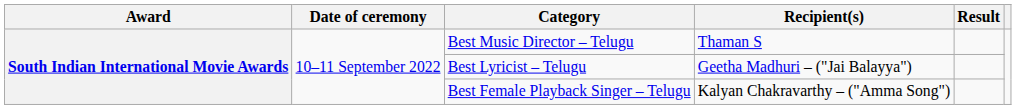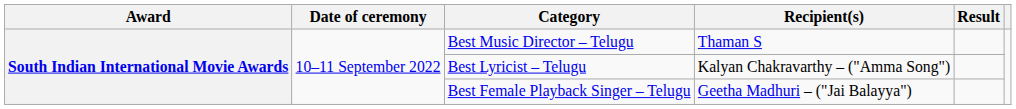(805, 66) Geetha Madhuri – ("Jai Balayya") -> (824, 66) Kalyan Chakravarthy – ("Amma Song")
(824, 91) Kalyan Chakravarthy – ("Amma Song") -> (805, 91) Geetha Madhuri – ("Jai Balayya")
